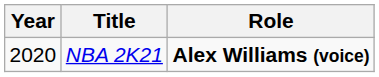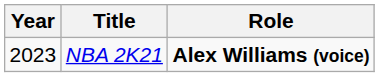(33, 54) 2020 -> (33, 54) 2023
